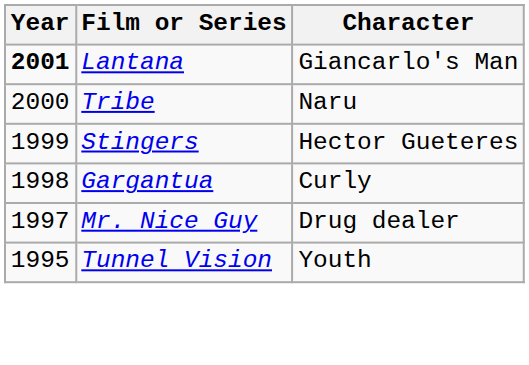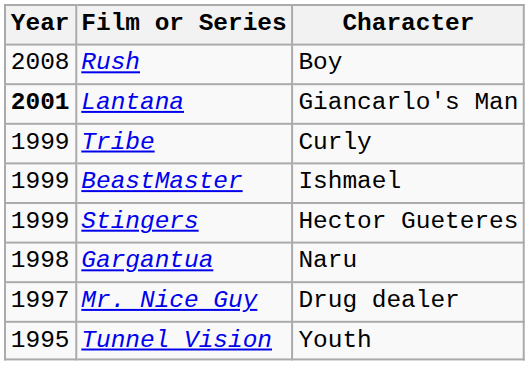+ row: (111, 65)
(40, 104) 2000 -> (40, 144) 1999
(328, 104) Naru -> (335, 144) Curly
+ row: (162, 183)
(335, 183) Curly -> (328, 262) Naru
